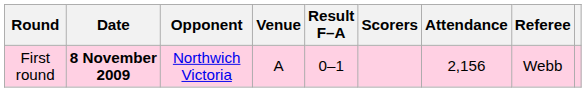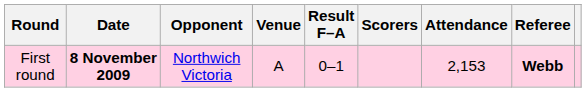(466, 66) 2,156 -> (466, 66) 2,153
(543, 66) normal -> (543, 66) bold
